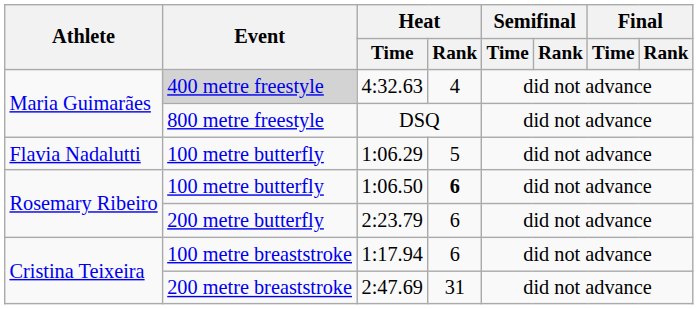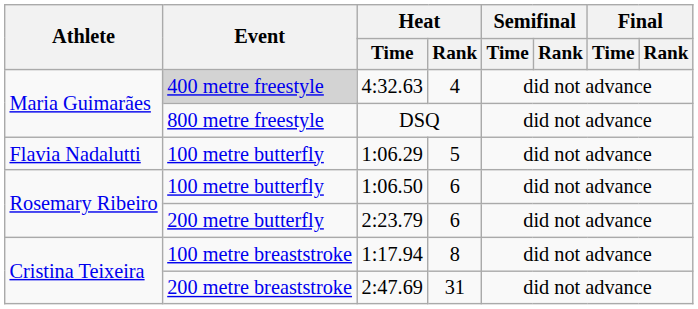(455, 187) bold -> (455, 187) normal
(455, 254) 6 -> (455, 254) 8
